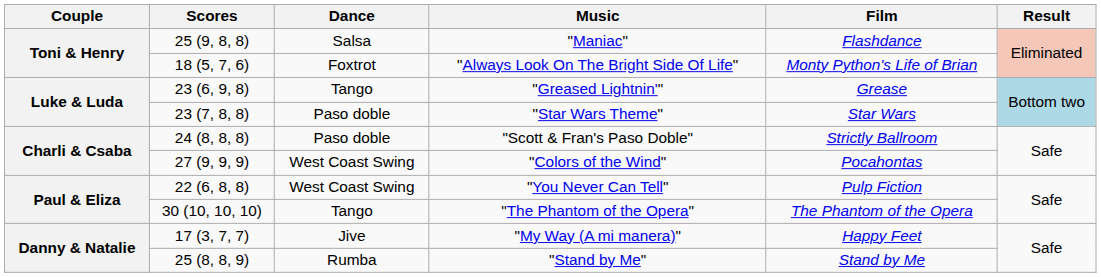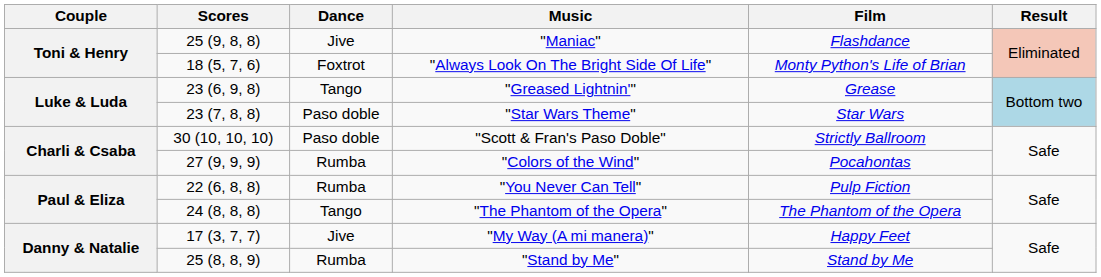(352, 41) Salsa -> (341, 41) Jive
(212, 138) 24 (8, 8, 8) -> (223, 138) 30 (10, 10, 10)
(352, 162) West Coast Swing -> (341, 162) Rumba
(352, 187) West Coast Swing -> (341, 187) Rumba
(212, 211) 30 (10, 10, 10) -> (223, 211) 24 (8, 8, 8)
